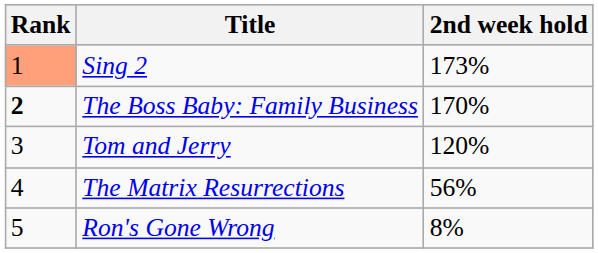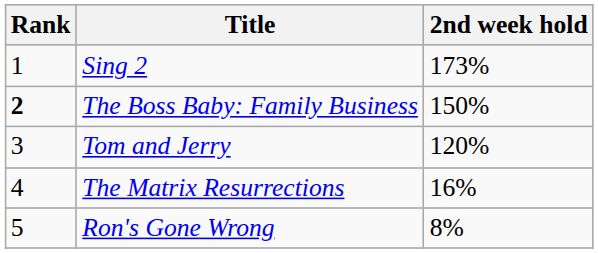(17, 65) lightsalmon background -> (17, 65) no background
(460, 106) 170% -> (460, 106) 150%
(453, 187) 56% -> (453, 187) 16%
